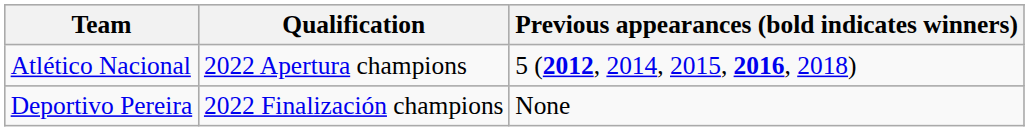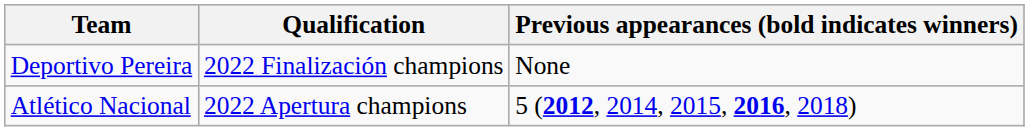rows swapped: (101, 65) <-> (101, 105)
